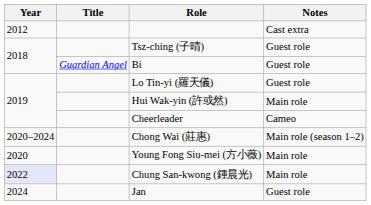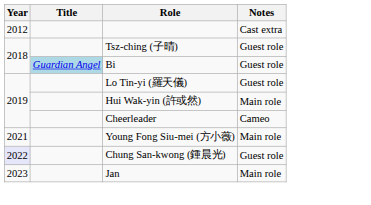(93, 65) no background -> (67, 65) lightblue background
- row: (171, 136)
(17, 155) 2020 -> (17, 137) 2021
(287, 174) Main role -> (262, 155) Guest role
(17, 192) 2024 -> (17, 173) 2023
(288, 192) Guest role -> (260, 173) Main role
